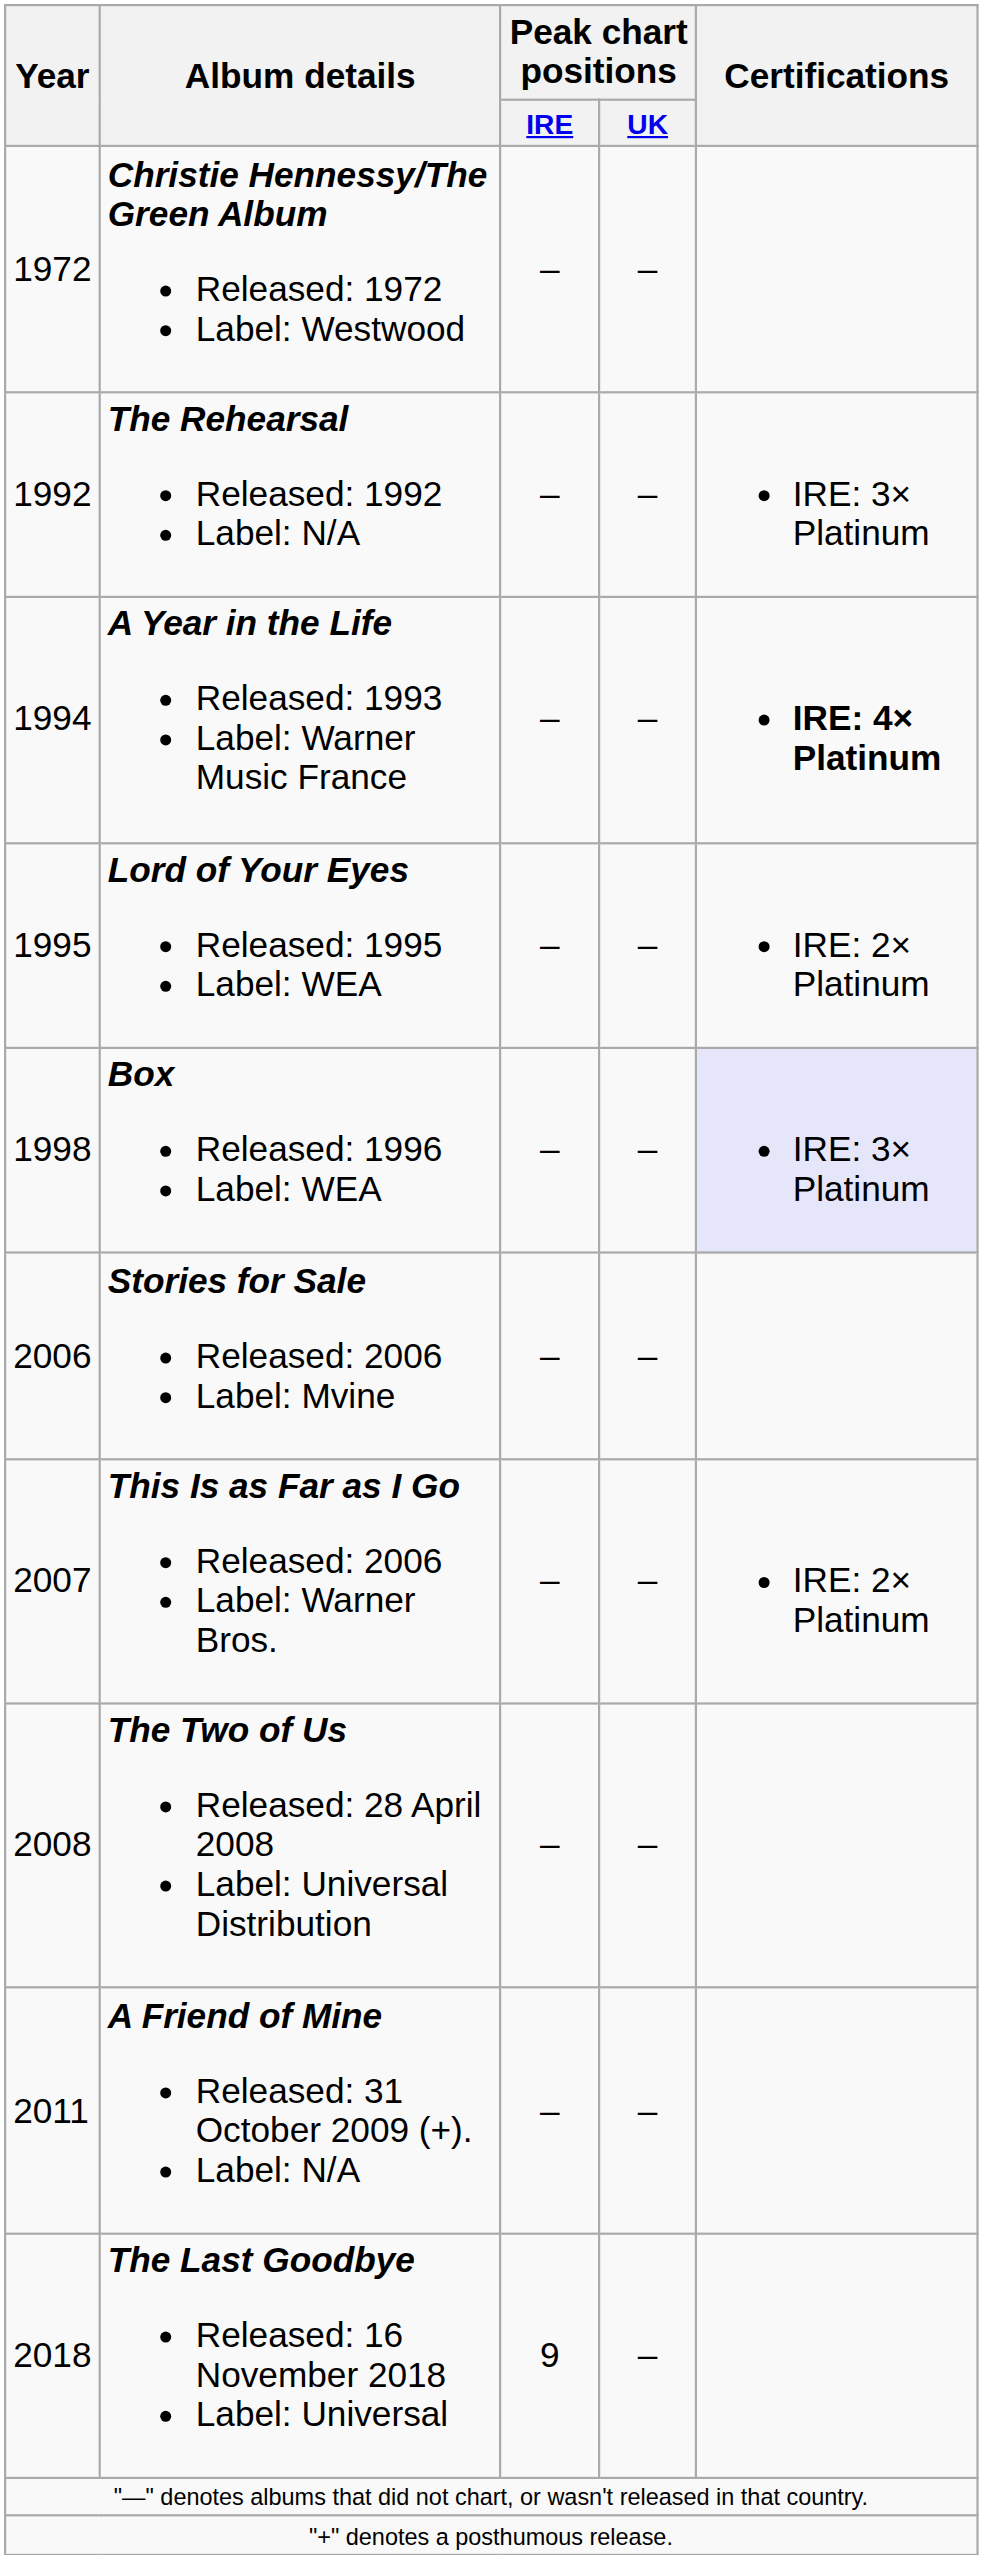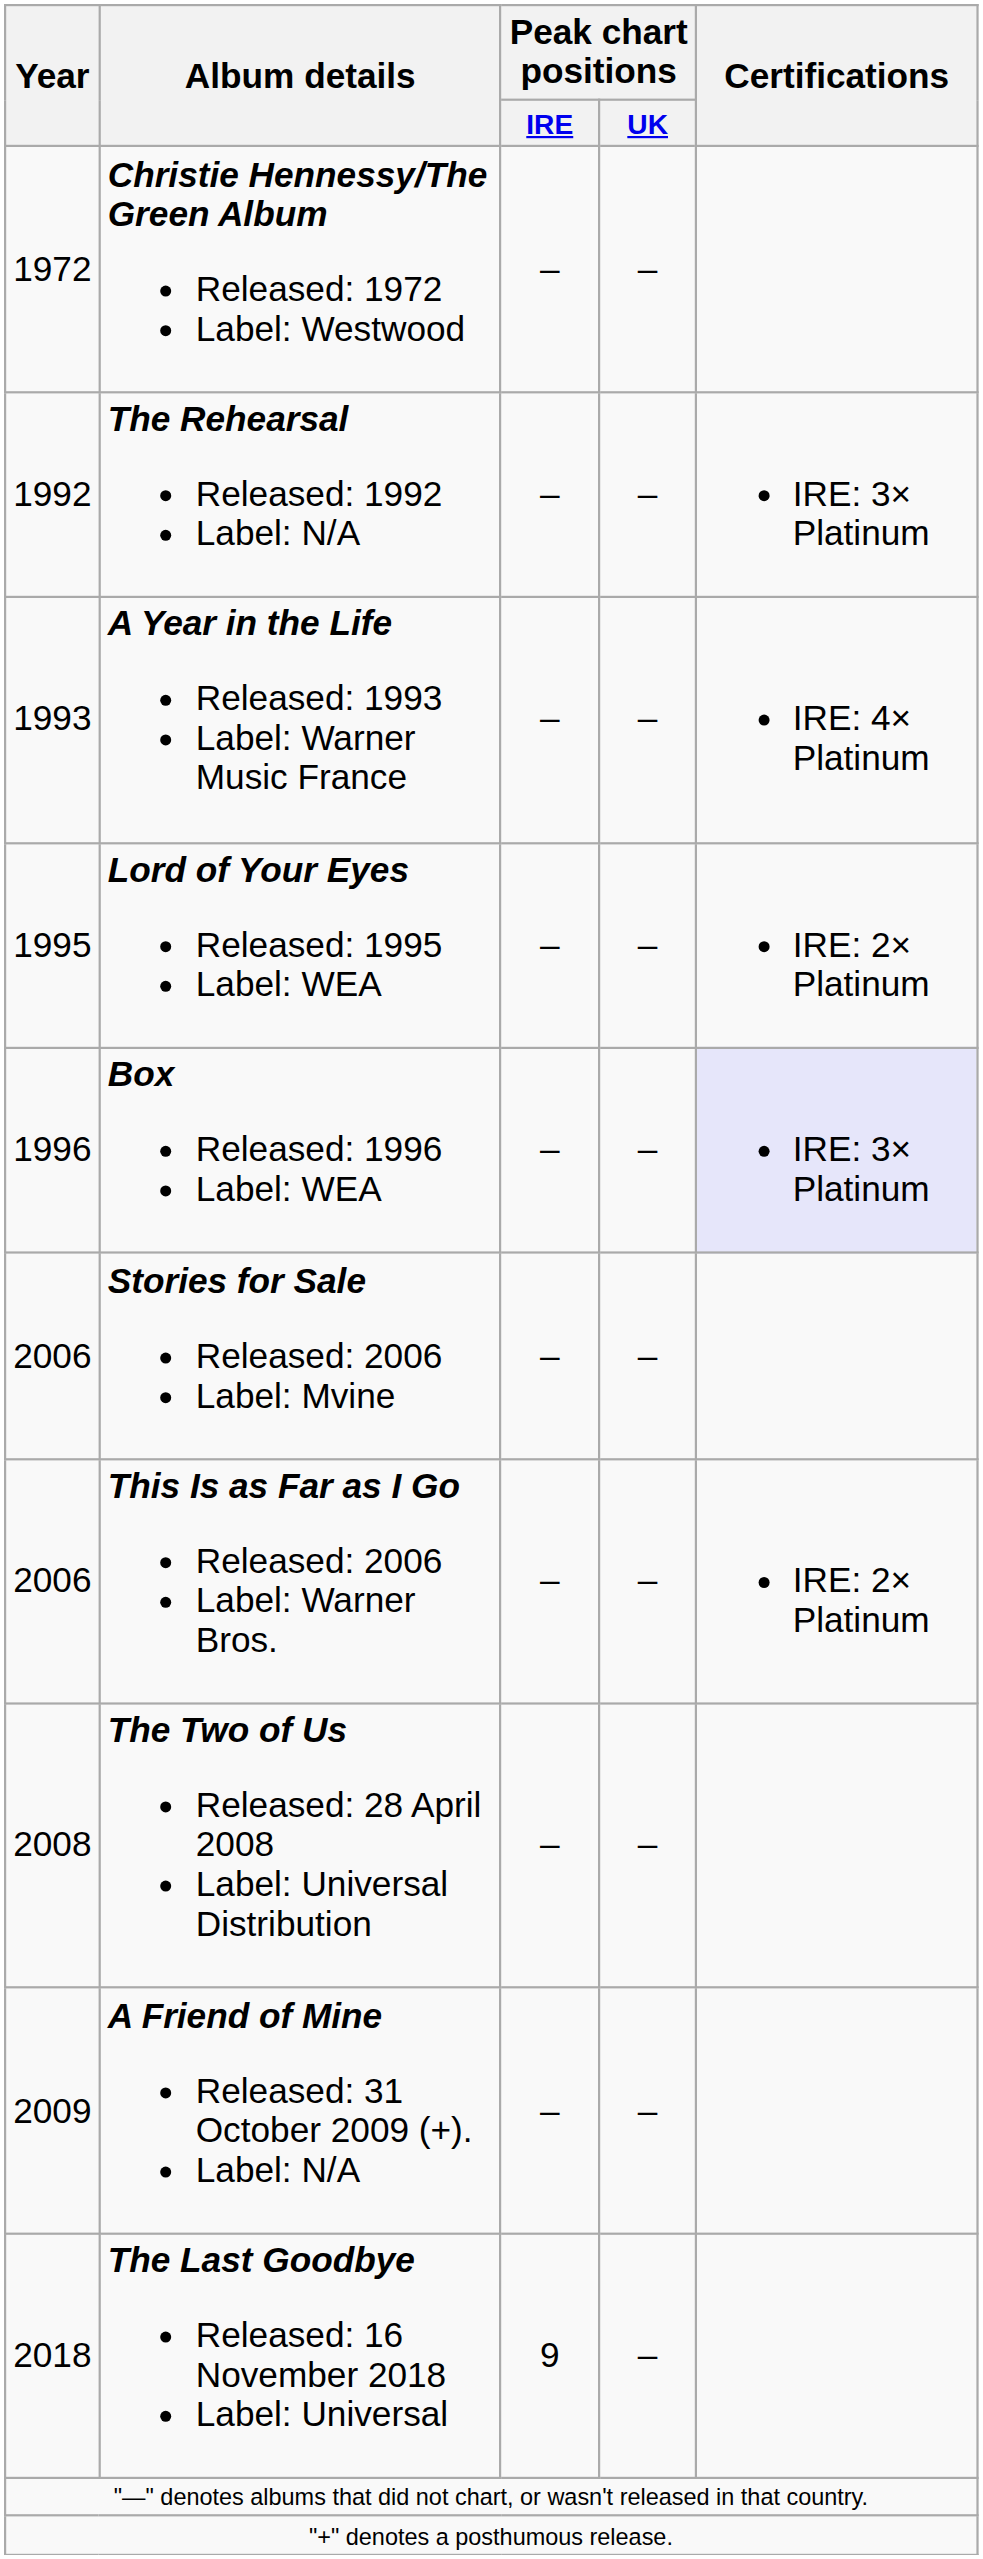(52, 719) 1994 -> (52, 719) 1993
(837, 740) bold -> (837, 740) normal
(52, 1149) 1998 -> (52, 1149) 1996
(52, 1580) 2007 -> (52, 1580) 2006
(51, 2110) 2011 -> (52, 2110) 2009
